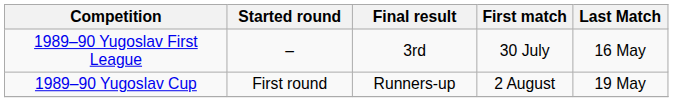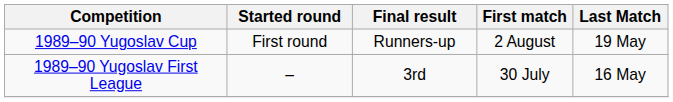rows swapped: (116, 50) <-> (116, 84)
